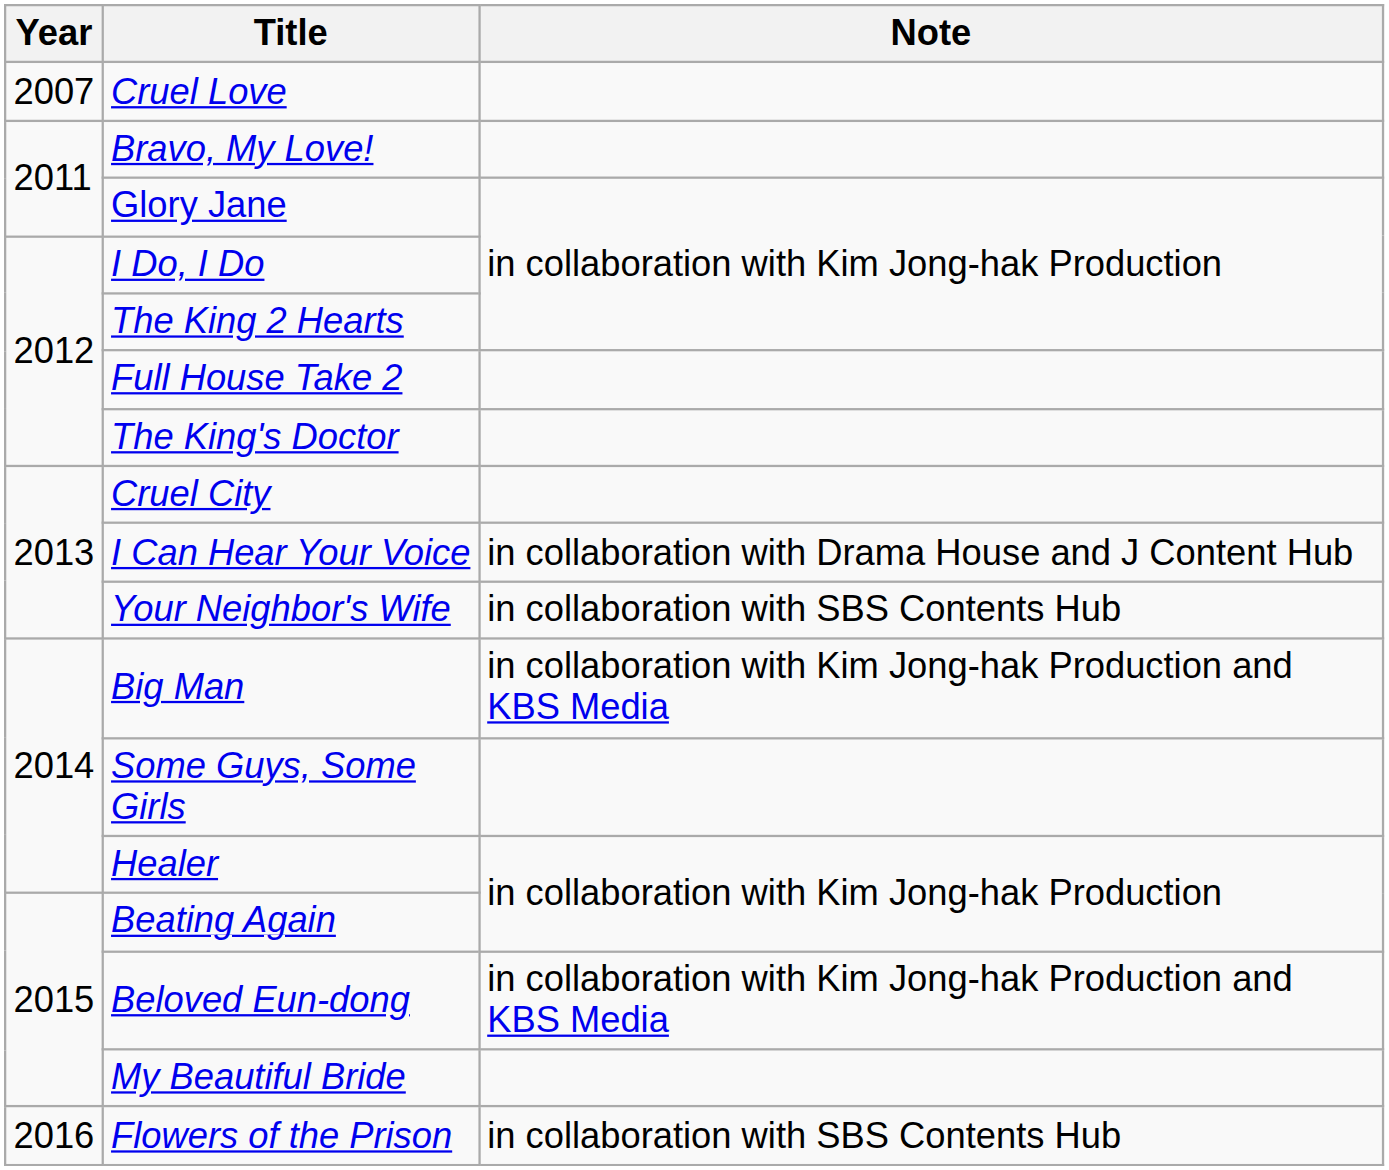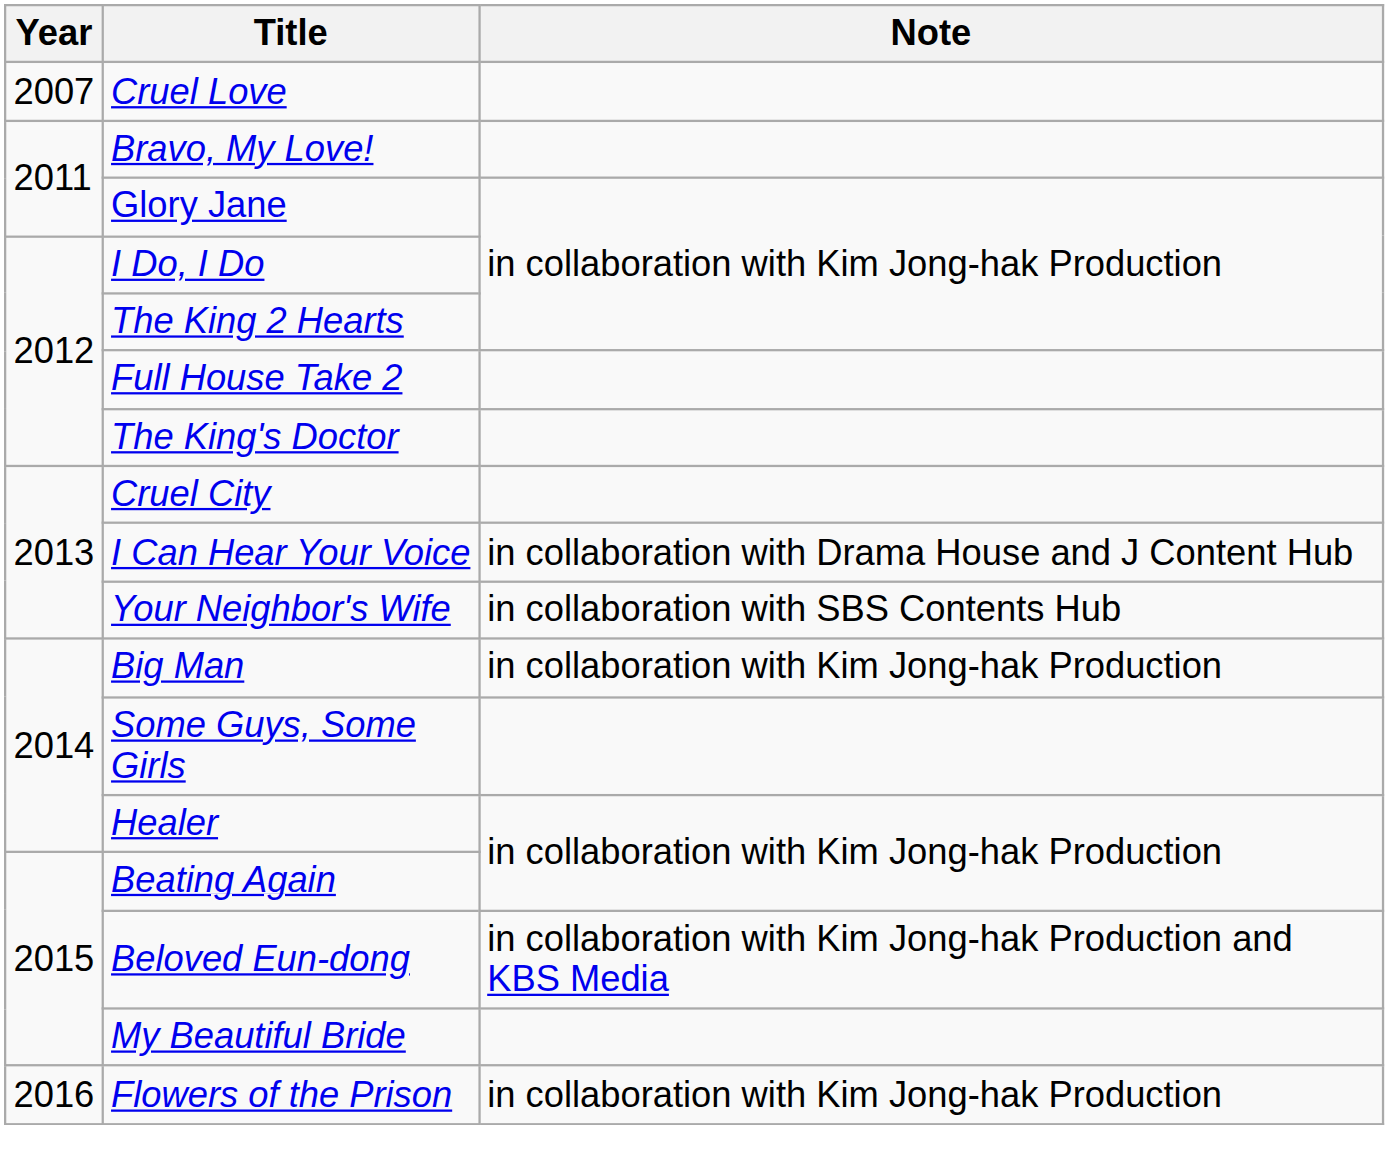(890, 687) in collaboration with Kim Jong-hak Production and KBS Media -> (855, 666) in collaboration with Kim Jong-hak Production
(804, 1135) in collaboration with SBS Contents Hub -> (855, 1094) in collaboration with Kim Jong-hak Production
